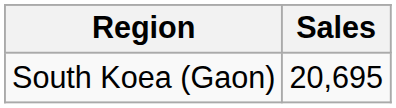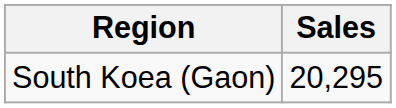(336, 77) 20,695 -> (336, 77) 20,295
